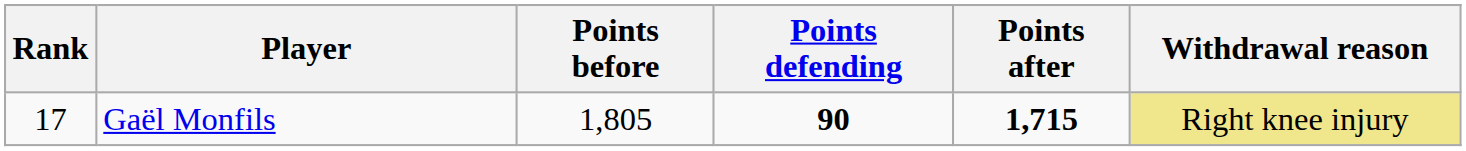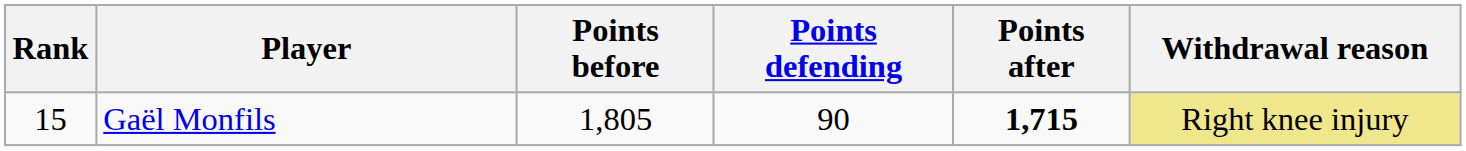(50, 118) 17 -> (50, 118) 15
(834, 118) bold -> (834, 118) normal
